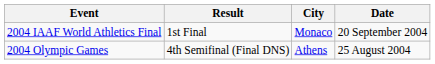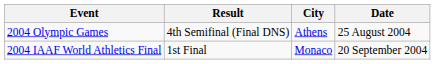rows swapped: (58, 50) <-> (84, 31)
